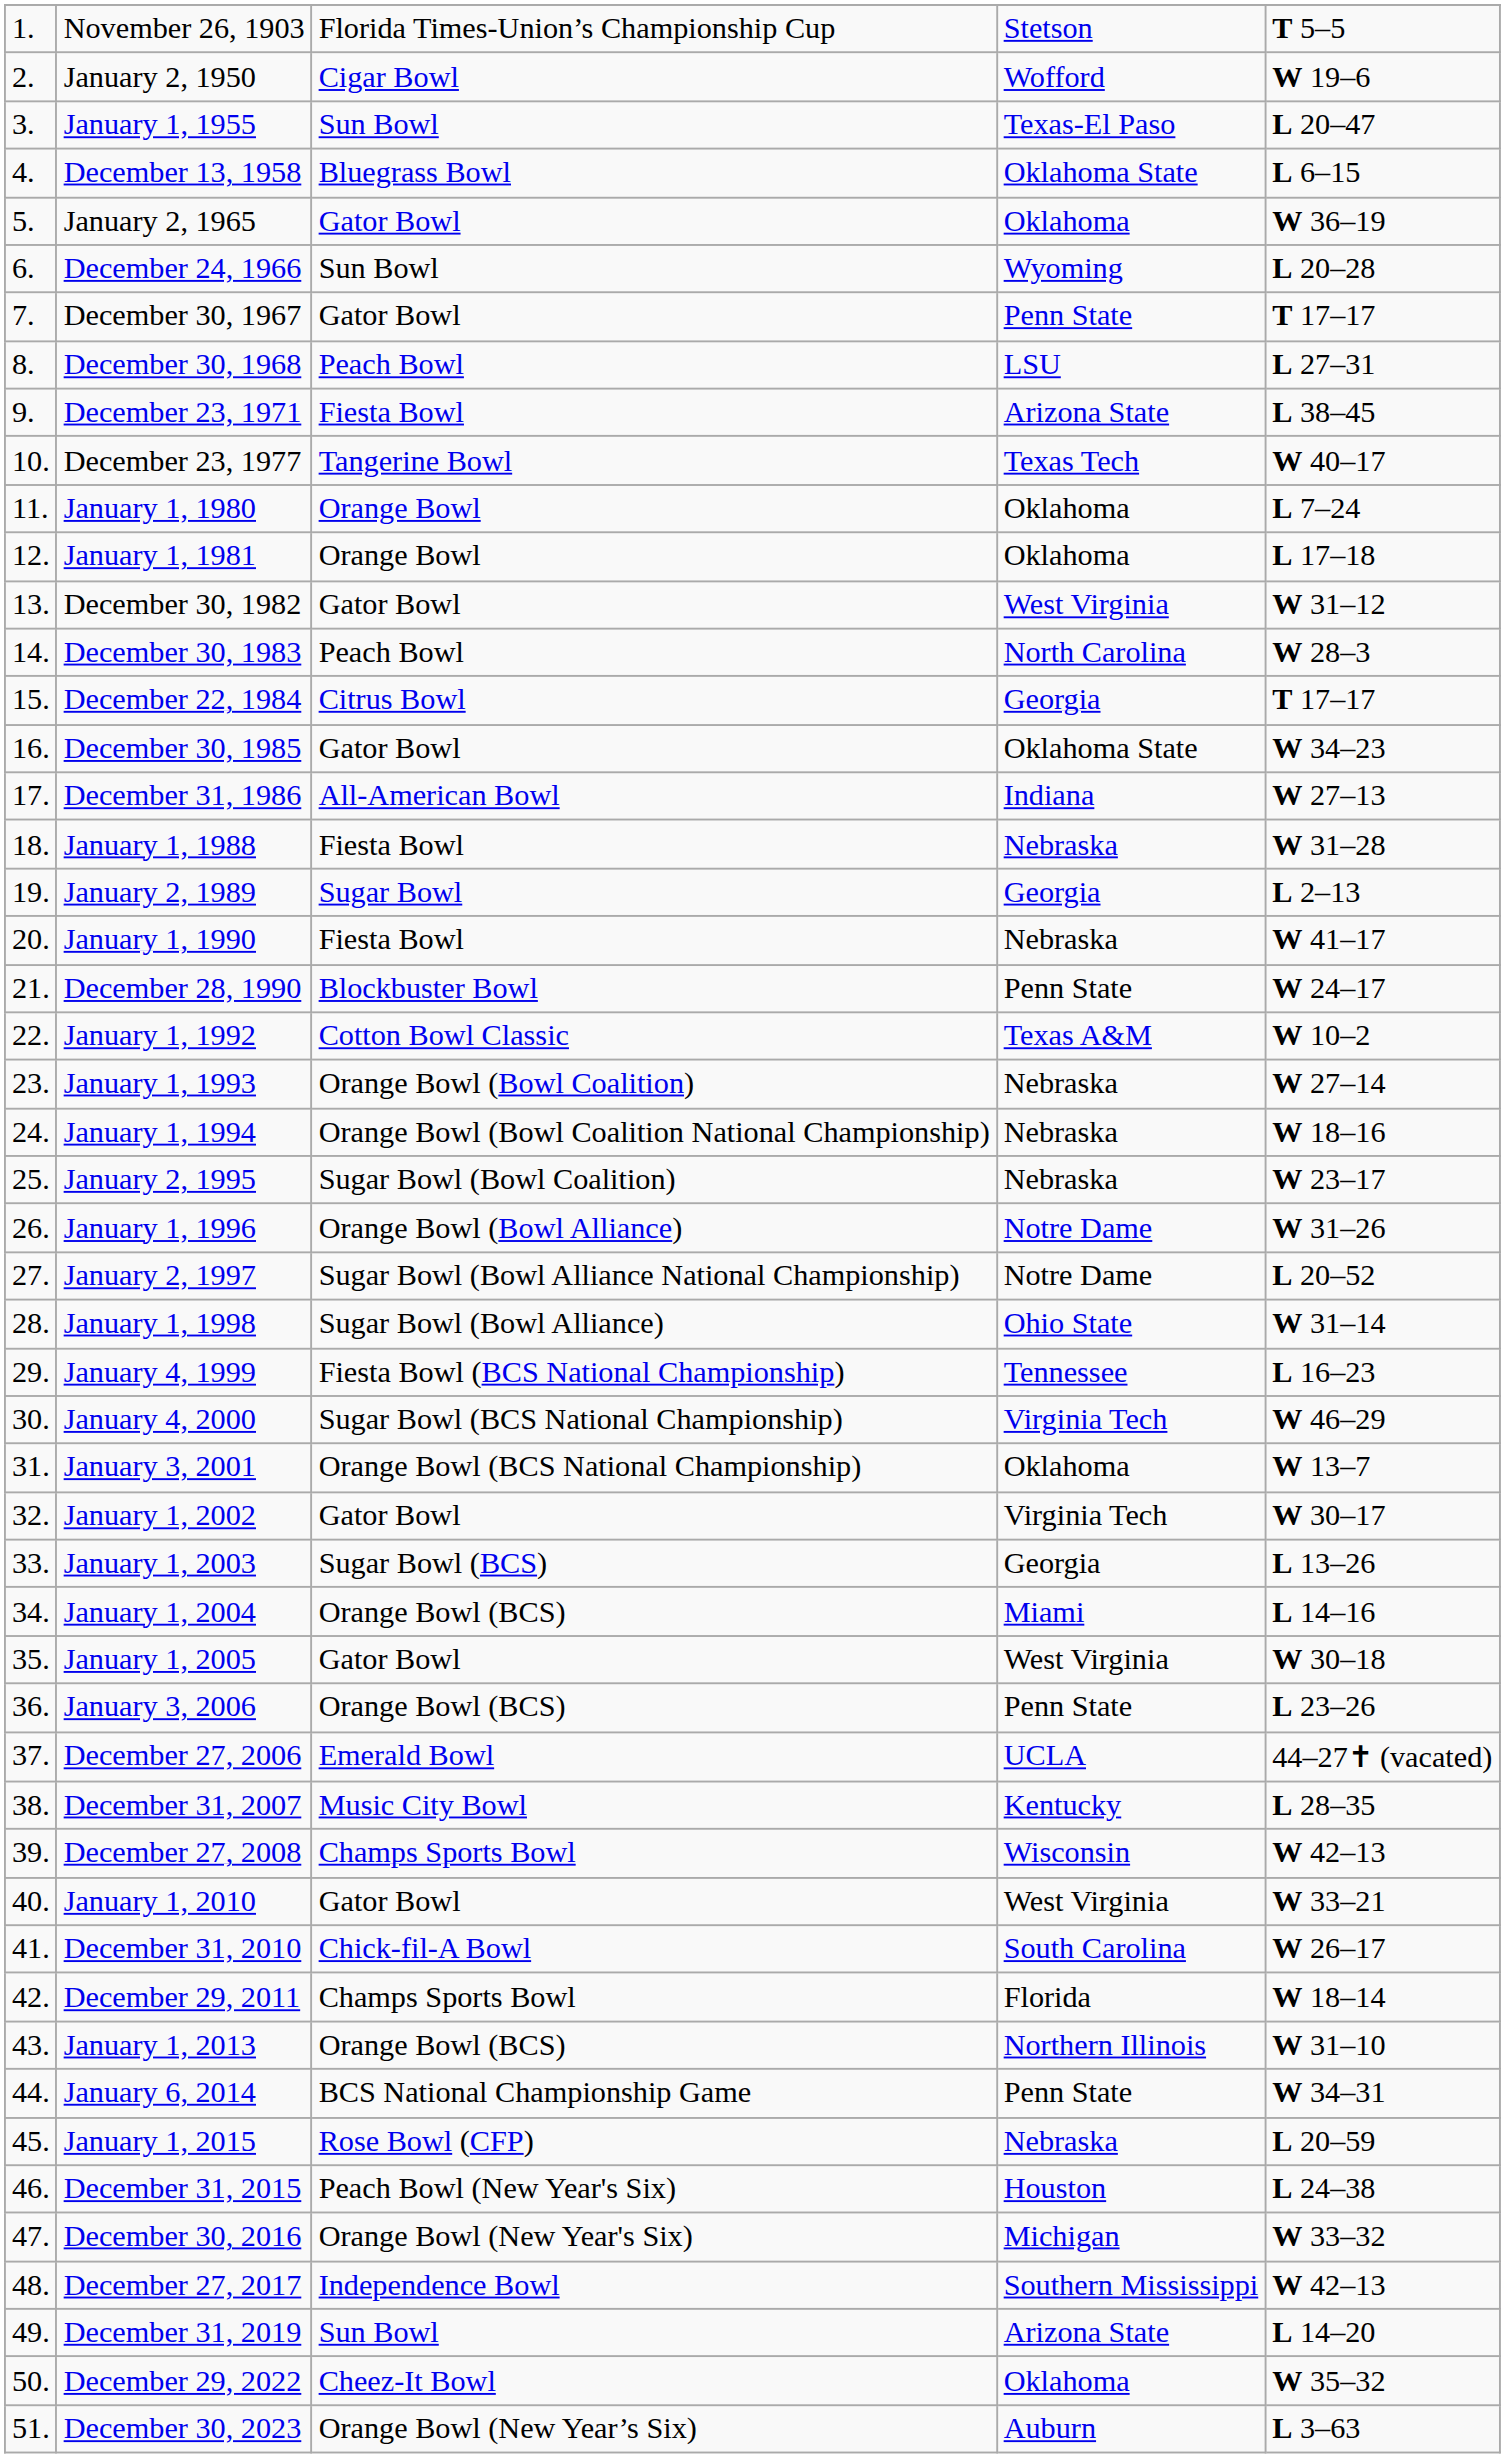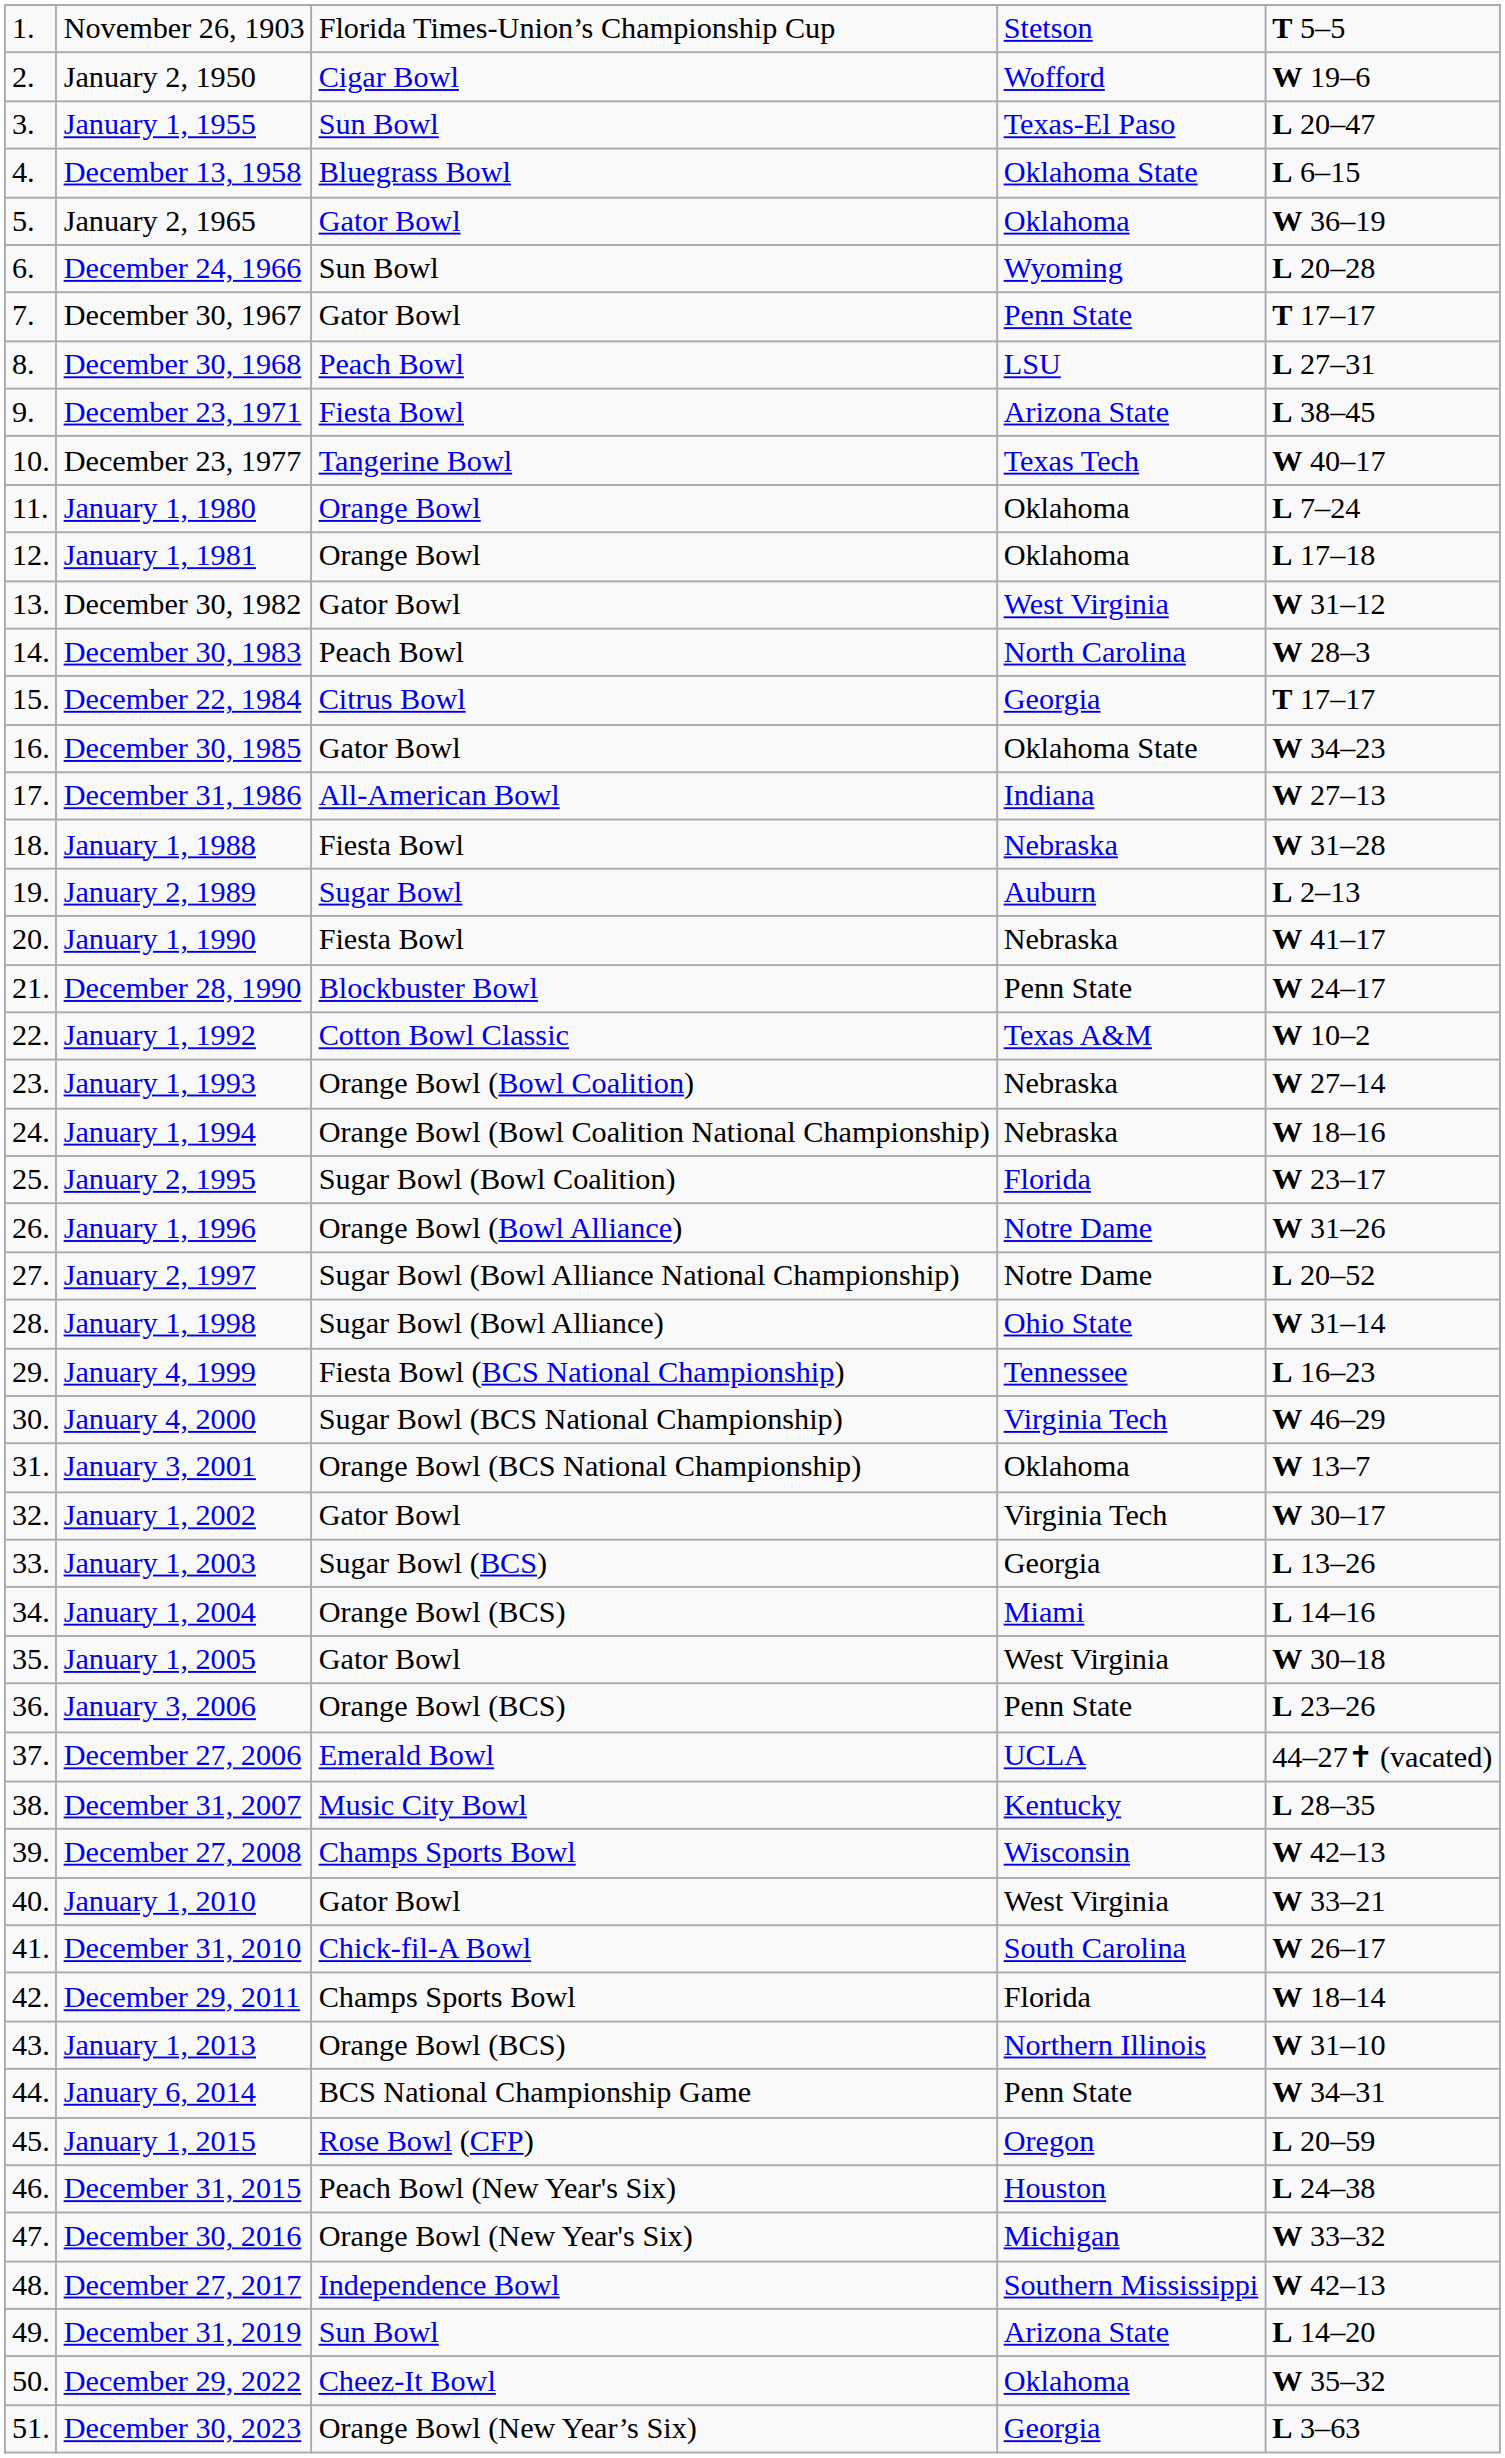(1052, 891) Georgia -> (1050, 891) Auburn
(1061, 1179) Nebraska -> (1047, 1179) Florida
(1061, 2140) Nebraska -> (1049, 2140) Oregon
(1050, 2428) Auburn -> (1052, 2428) Georgia
